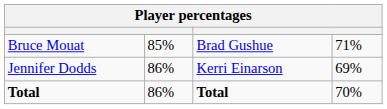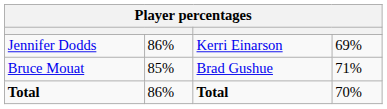rows swapped: (52, 68) <-> (46, 45)
